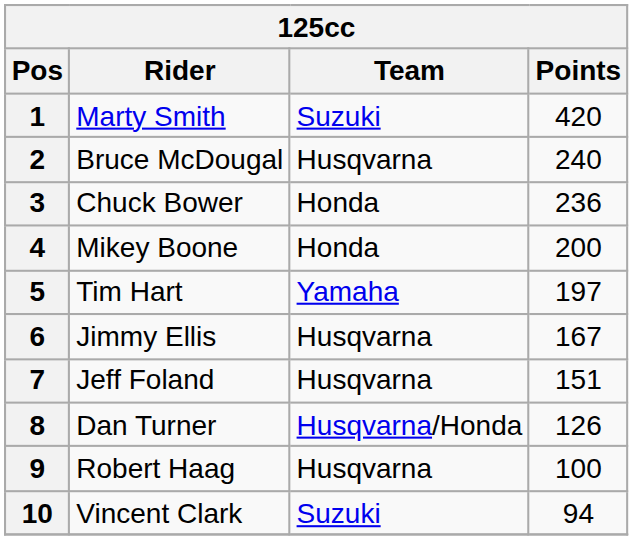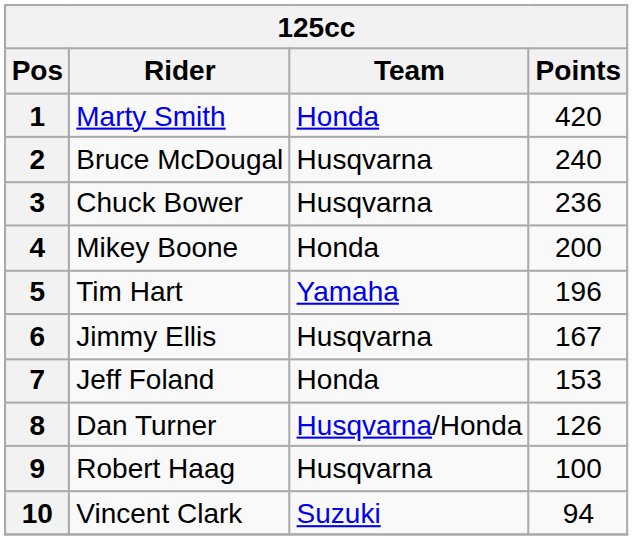(339, 115) Suzuki -> (338, 115) Honda
(338, 203) Honda -> (364, 203) Husqvarna
(578, 292) 197 -> (578, 292) 196
(364, 380) Husqvarna -> (338, 380) Honda
(578, 380) 151 -> (578, 380) 153
